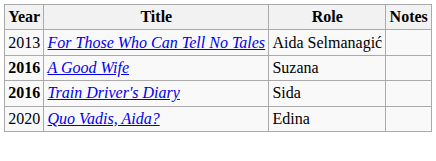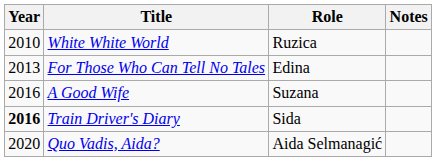+ row: (108, 42)
(327, 42) Aida Selmanagić -> (291, 67) Edina
(24, 67) bold -> (24, 93) normal
(291, 118) Edina -> (327, 144) Aida Selmanagić
